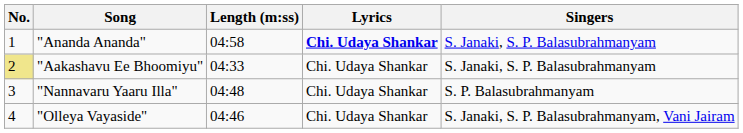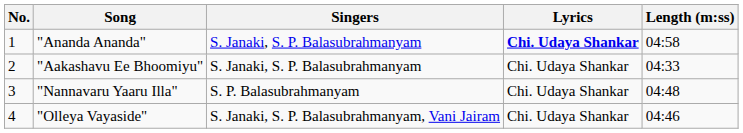columns swapped: (590, 17) <-> (255, 17)
(12, 66) khaki background -> (12, 66) no background
